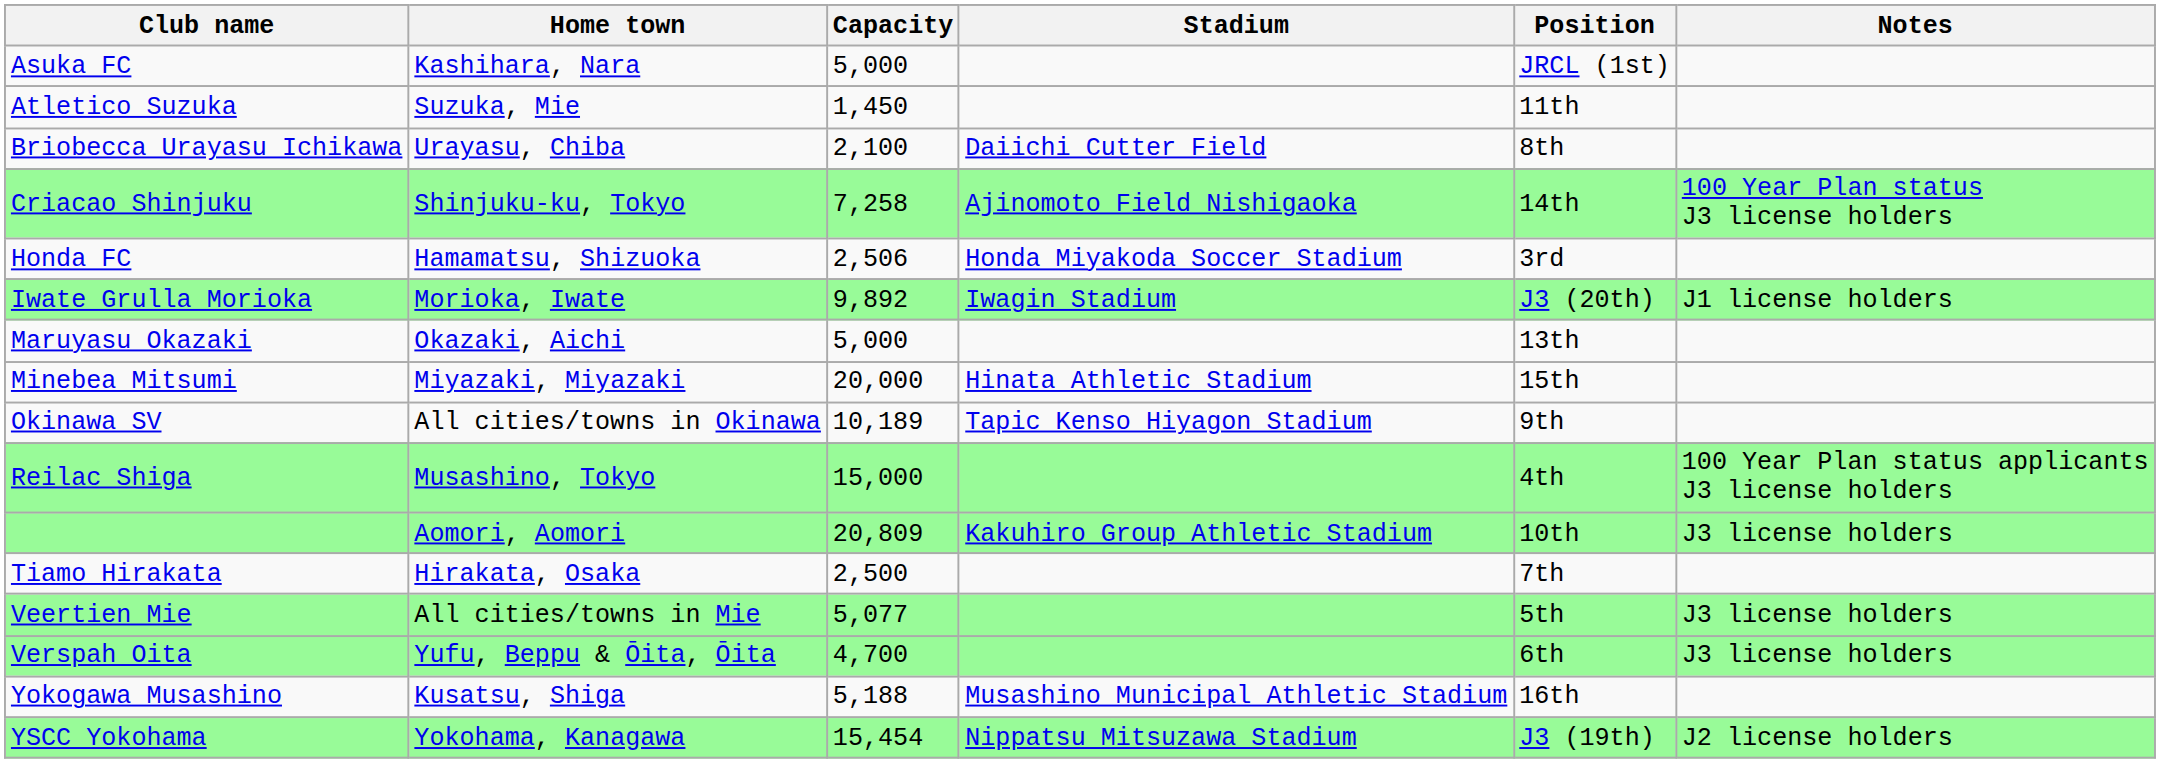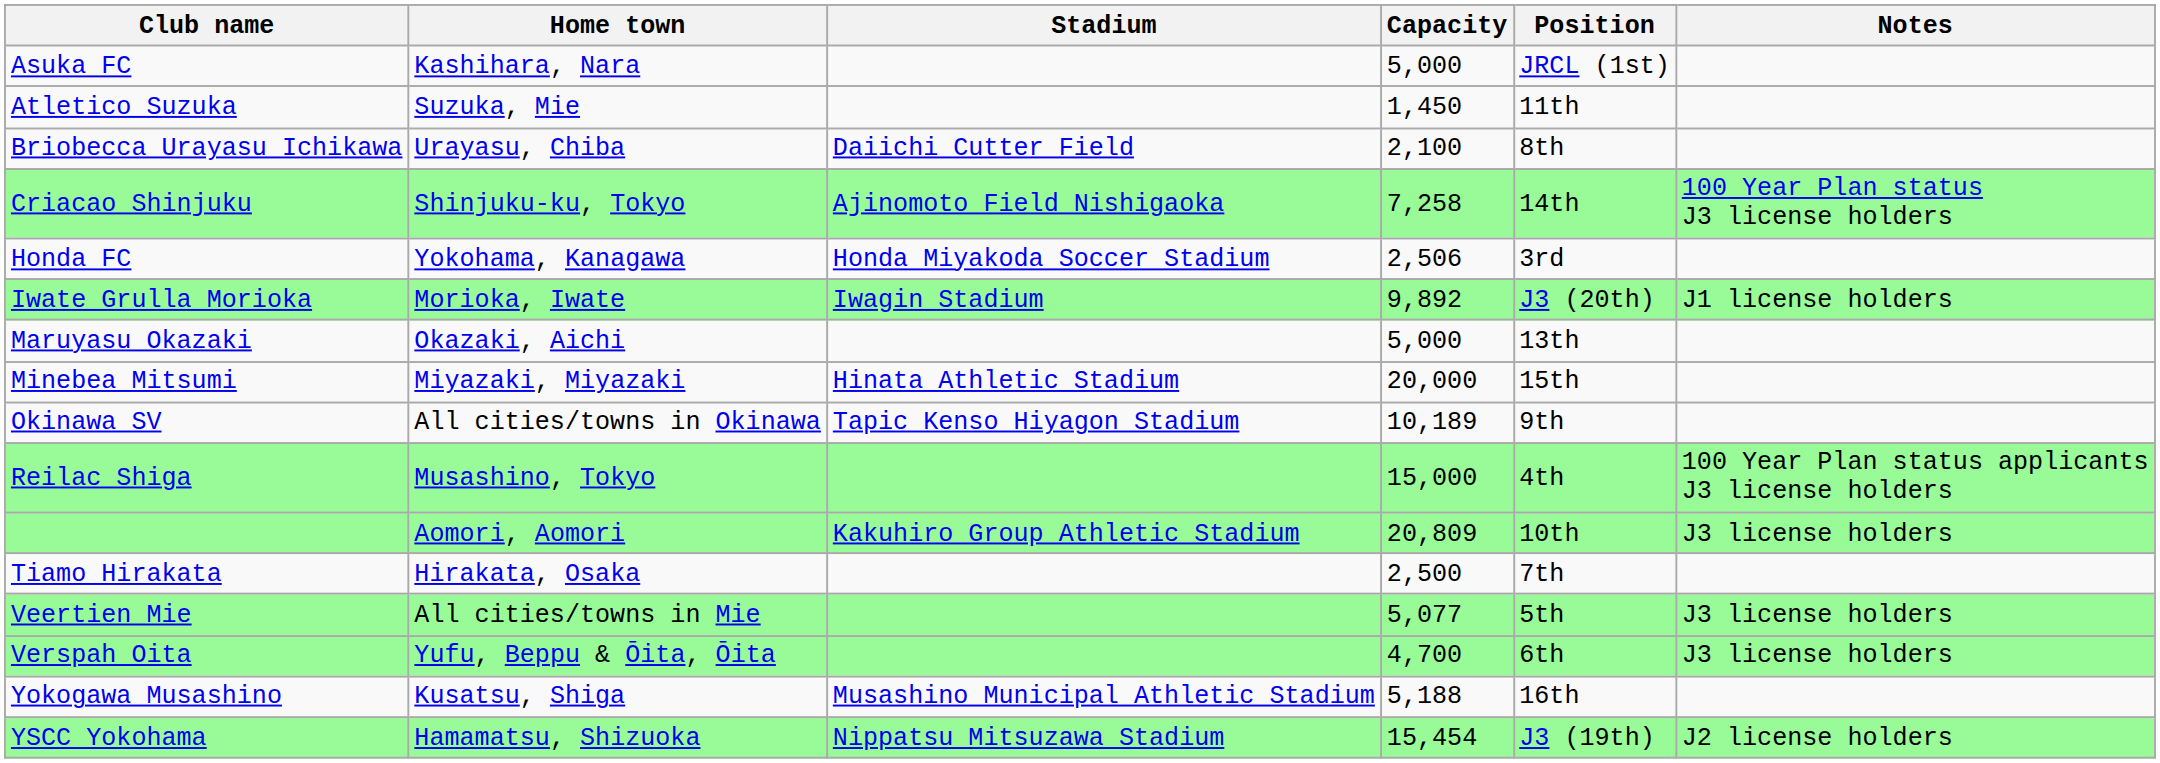columns swapped: (1236, 25) <-> (893, 25)
(557, 259) Hamamatsu, Shizuoka -> (550, 259) Yokohama, Kanagawa
(550, 738) Yokohama, Kanagawa -> (557, 738) Hamamatsu, Shizuoka
